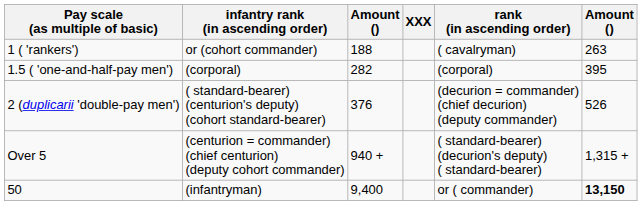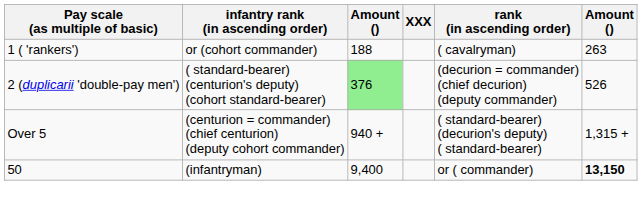- row: (90, 70)
(361, 105) no background -> (361, 85) lightgreen background
